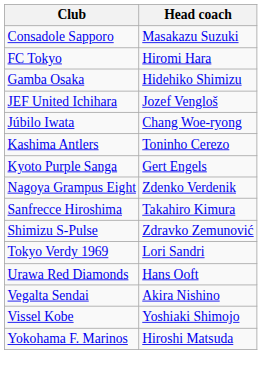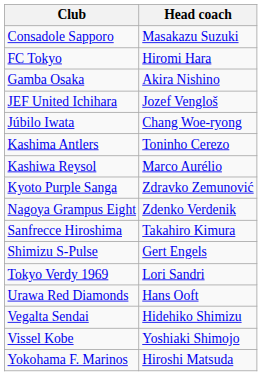(192, 79) Hidehiko Shimizu -> (181, 79) Akira Nishino
+ row: (52, 166)
(175, 166) Gert Engels -> (198, 187) Zdravko Zemunović
(198, 230) Zdravko Zemunović -> (175, 252) Gert Engels
(181, 295) Akira Nishino -> (192, 317) Hidehiko Shimizu
